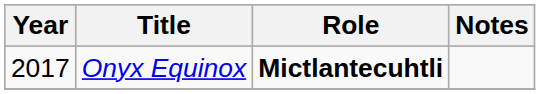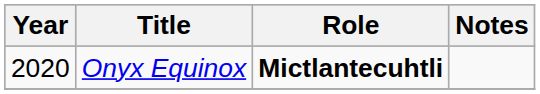(40, 67) 2017 -> (40, 67) 2020
